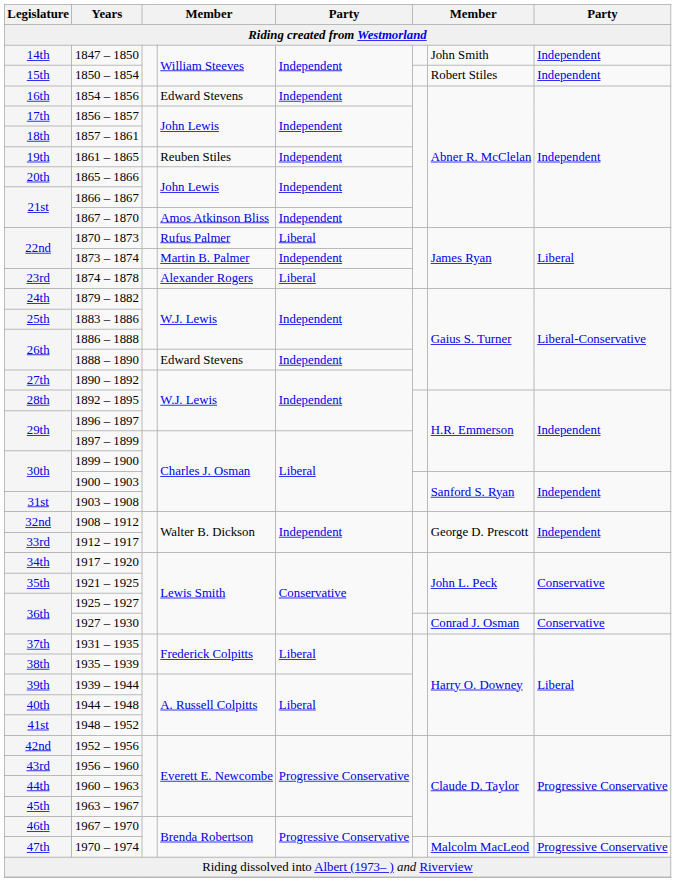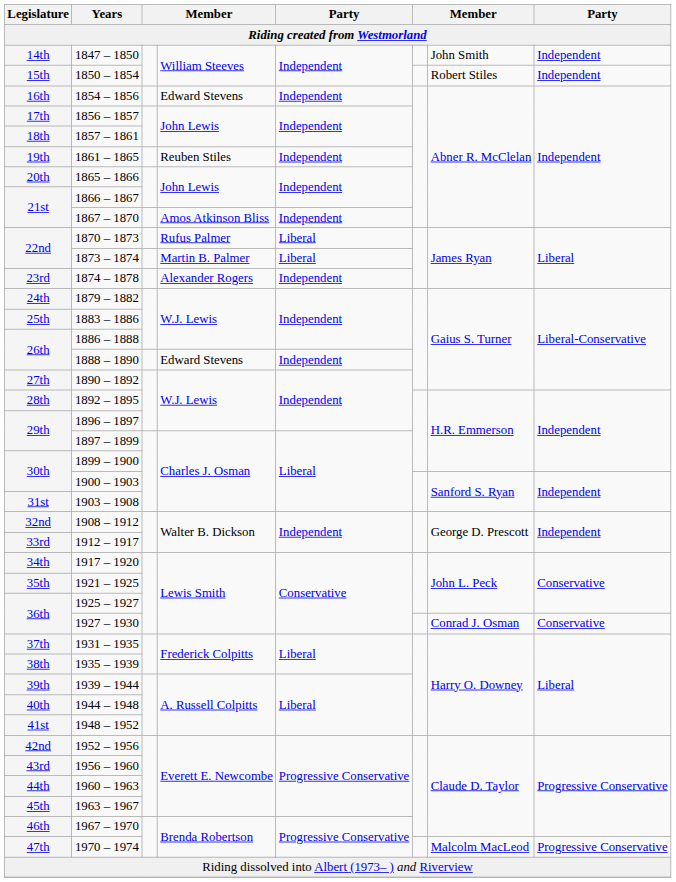(310, 258) Independent -> (297, 258) Liberal
(297, 278) Liberal -> (310, 278) Independent
